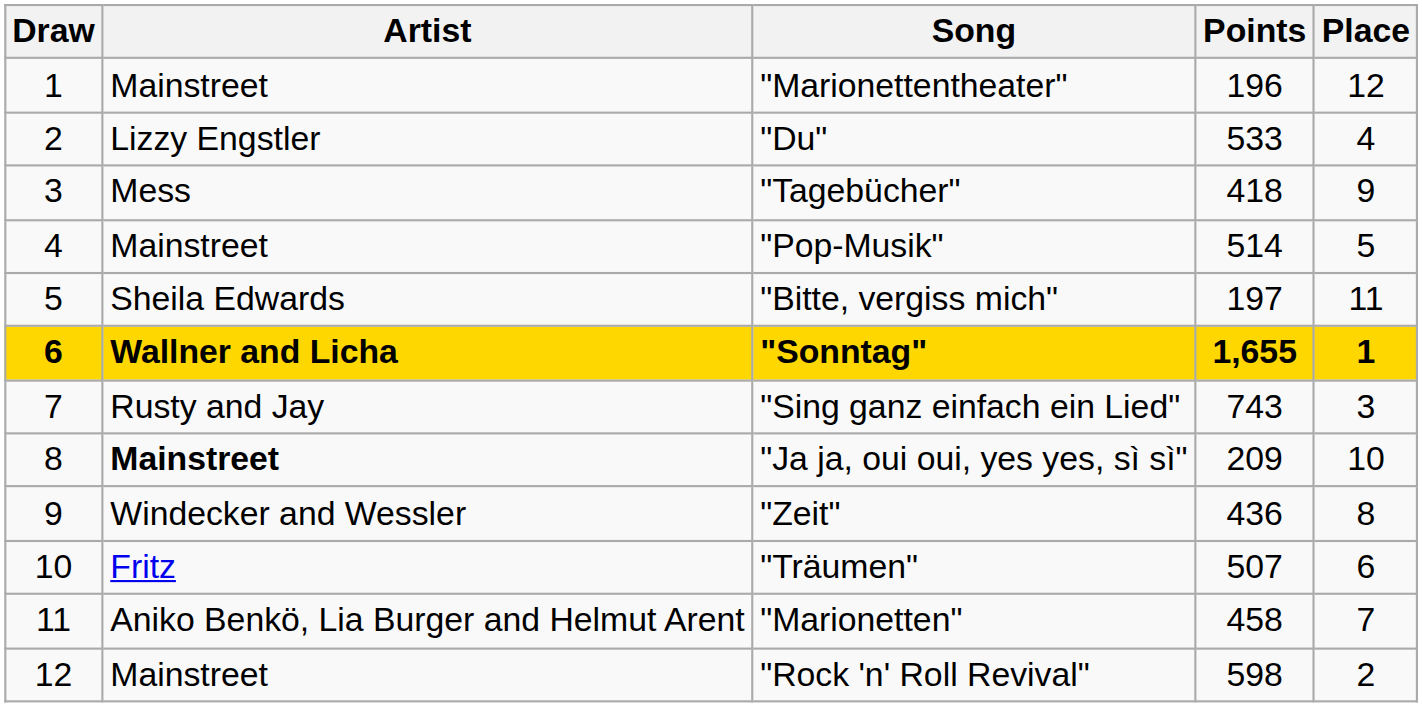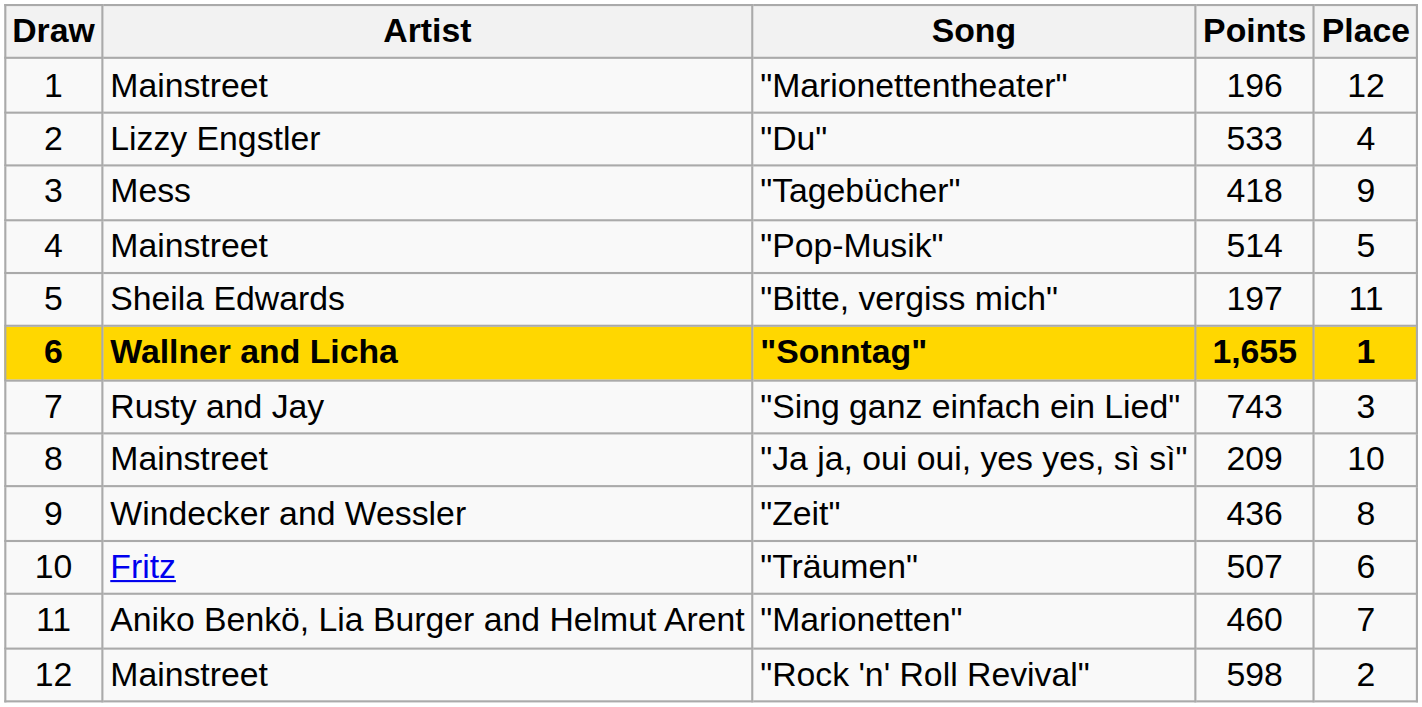(195, 459) bold -> (189, 459) normal
(1255, 620) 458 -> (1255, 620) 460
